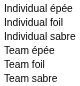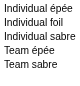- row: (24, 65)
